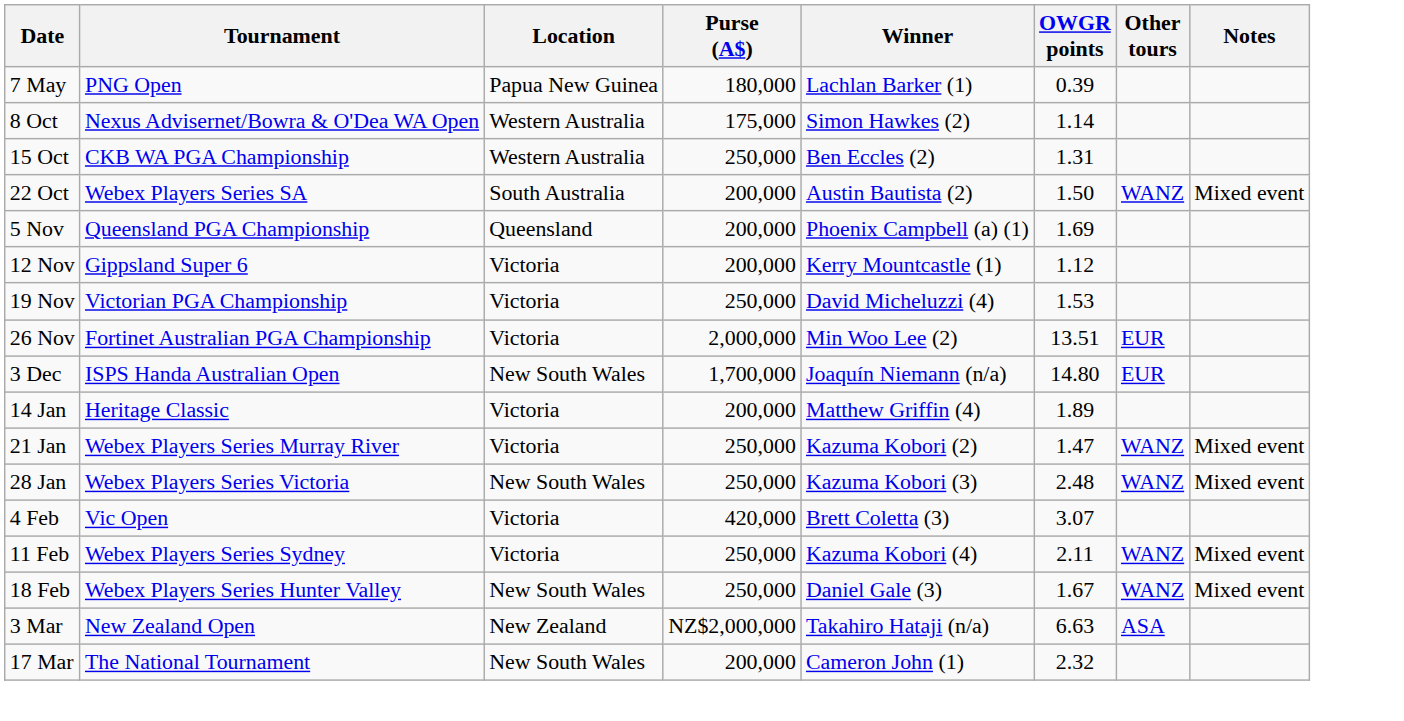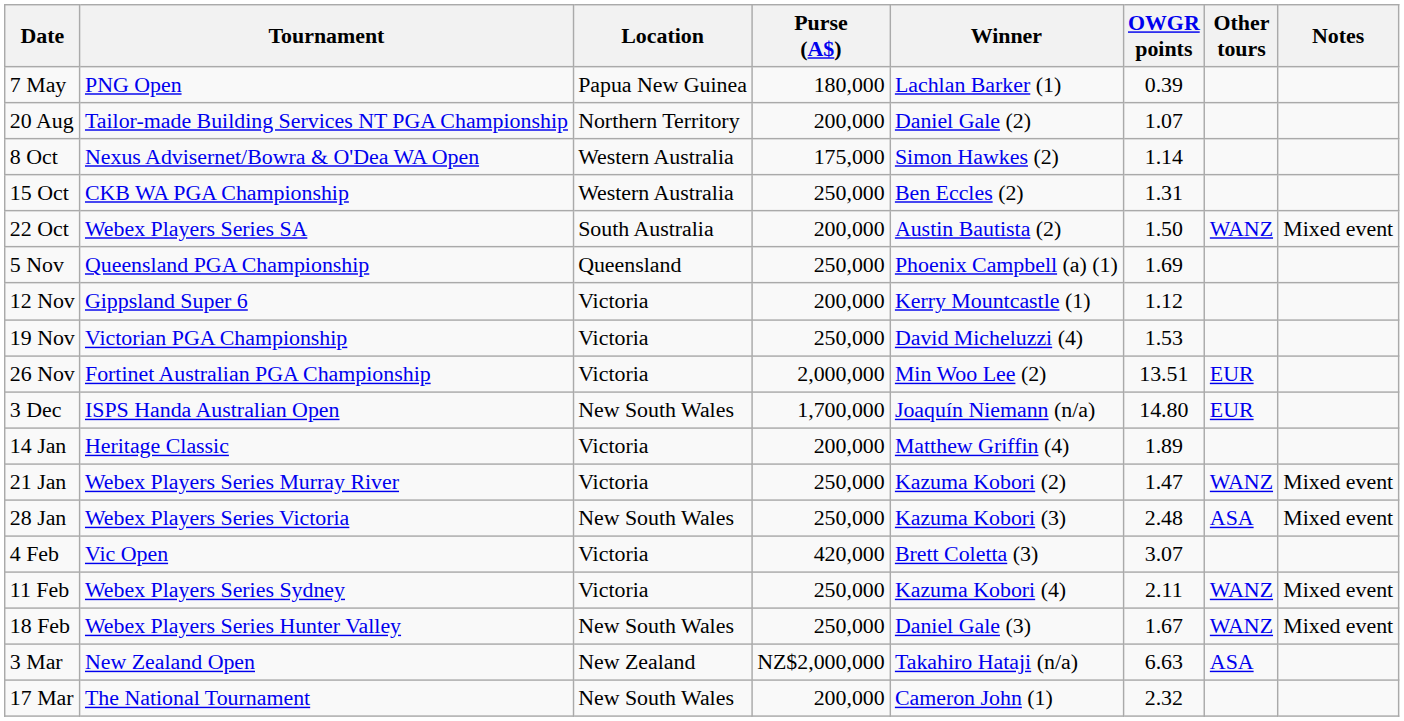+ row: (42, 120)
(760, 229) 200,000 -> (849, 265) 250,000
(1153, 481) WANZ -> (1232, 517) ASA
